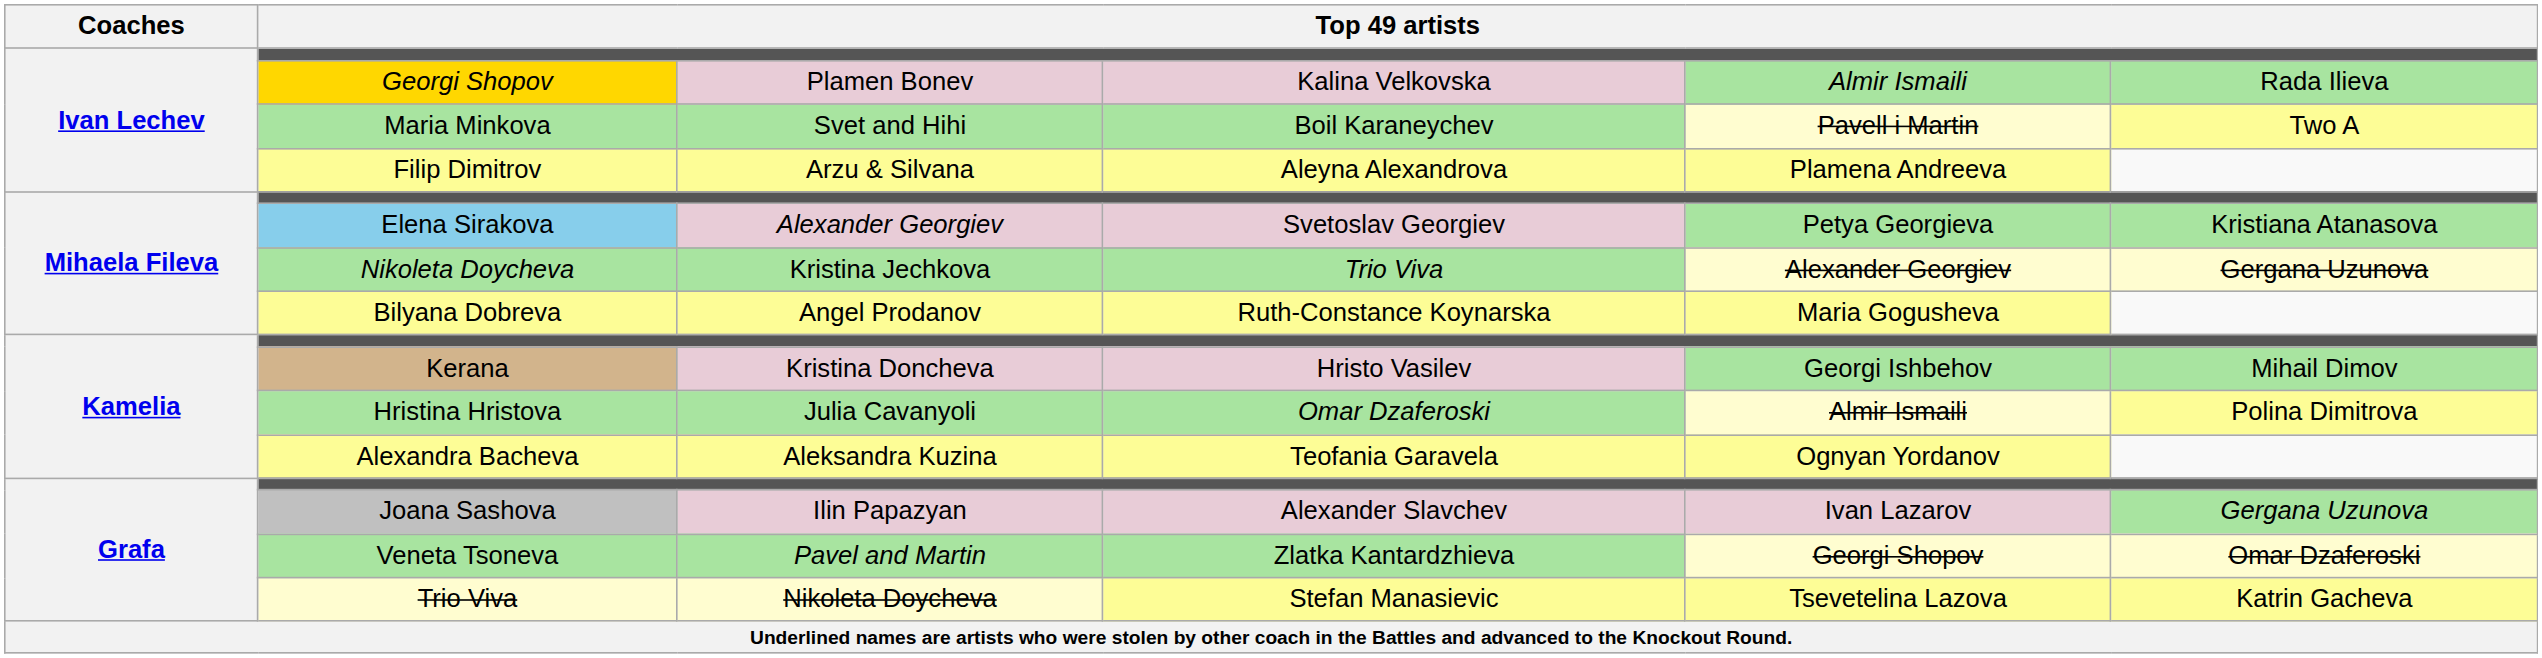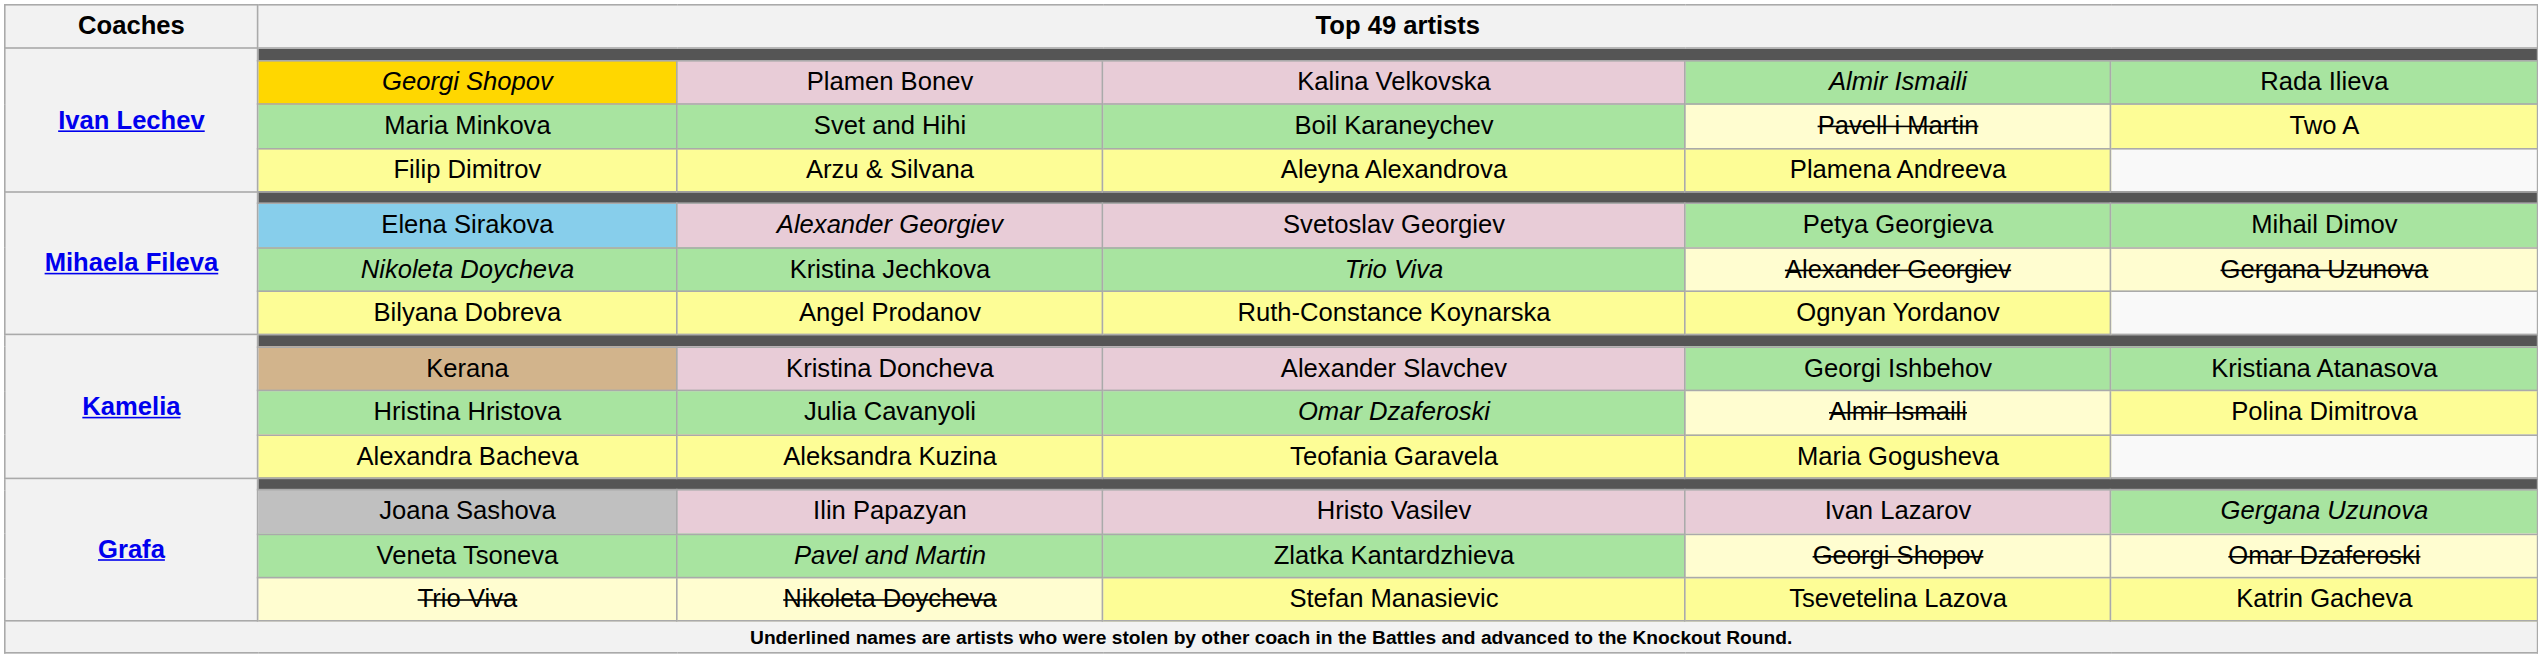(2324, 225) Kristiana Atanasova -> (2324, 225) Mihail Dimov
(1898, 312) Maria Gogusheva -> (1898, 312) Ognyan Yordanov
(1394, 368) Hristo Vasilev -> (1394, 368) Alexander Slavchev
(2324, 368) Mihail Dimov -> (2324, 368) Kristiana Atanasova
(1898, 456) Ognyan Yordanov -> (1898, 456) Maria Gogusheva
(1394, 511) Alexander Slavchev -> (1394, 511) Hristo Vasilev
